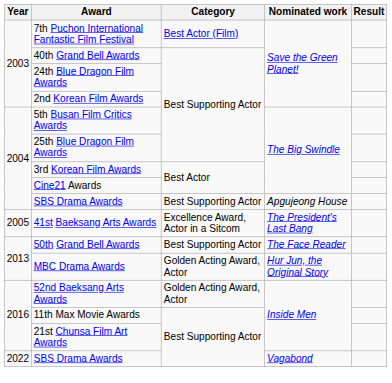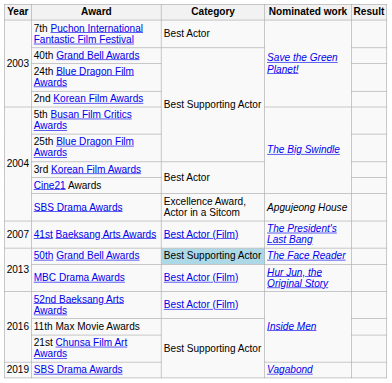(201, 34) Best Actor (Film) -> (187, 34) Best Actor
(213, 201) Best Supporting Actor -> (205, 207) Excellence Award, Actor in a Sitcom
(18, 223) 2005 -> (18, 234) 2007
(205, 223) Excellence Award, Actor in a Sitcom -> (201, 234) Best Actor (Film)
(213, 245) no background -> (213, 256) lightblue background
(212, 266) Golden Acting Award, Actor -> (201, 278) Best Actor (Film)
(212, 294) Golden Acting Award, Actor -> (201, 305) Best Actor (Film)
(18, 358) 2022 -> (18, 370) 2019
